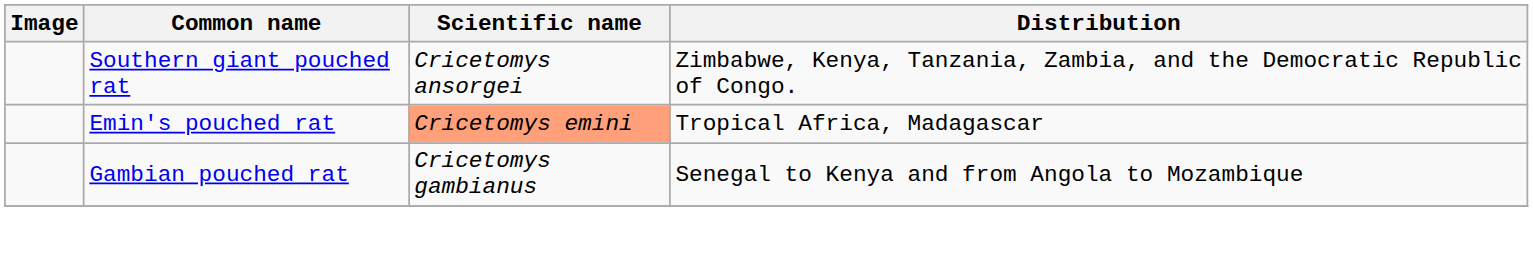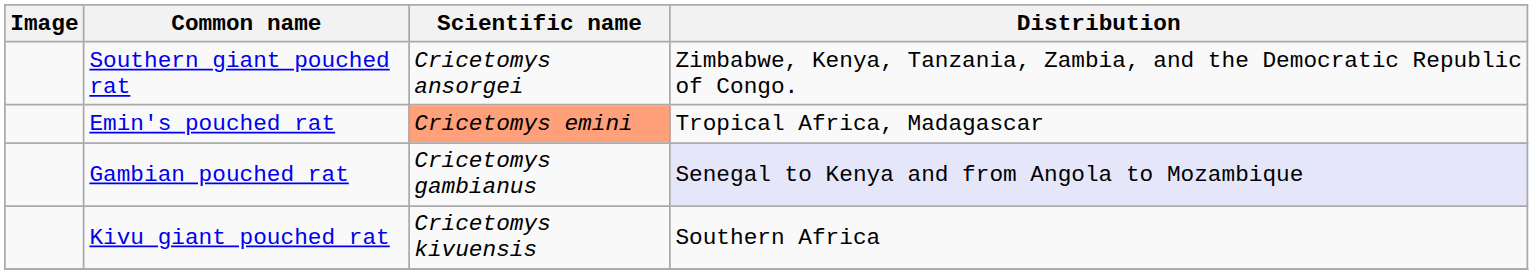(989, 174) no background -> (989, 174) lavender background
+ row: (240, 237)
